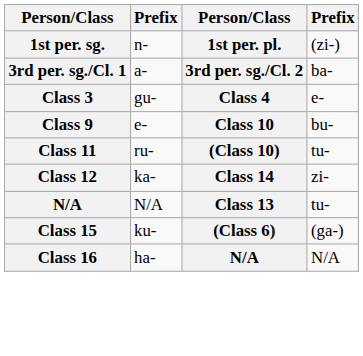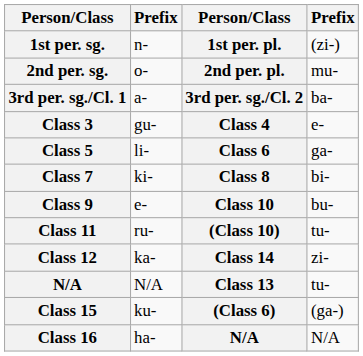+ row: (67, 71)
+ row: (67, 151)
+ row: (67, 177)
